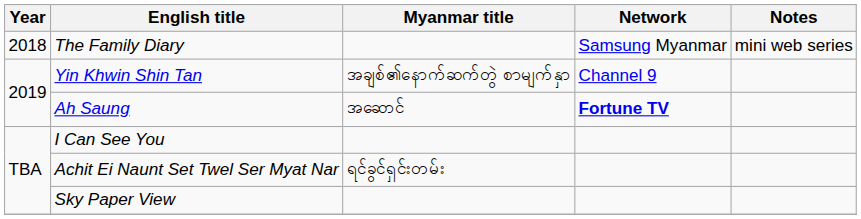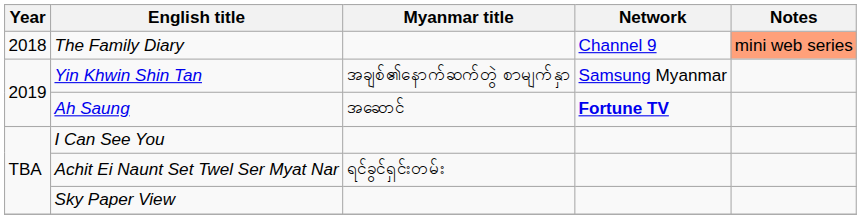(653, 45) Samsung Myanmar -> (618, 45) Channel 9
(794, 45) no background -> (794, 45) lightsalmon background
(618, 75) Channel 9 -> (653, 75) Samsung Myanmar
